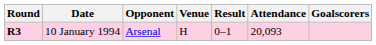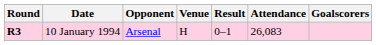(266, 31) 20,093 -> (266, 31) 26,083
